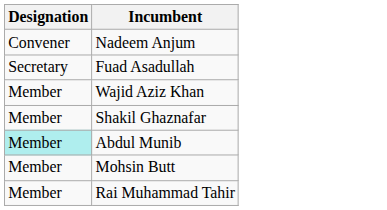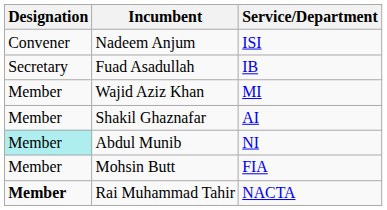+ column: (310, 17)
(35, 192) normal -> (37, 192) bold
